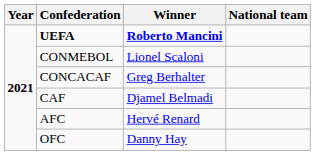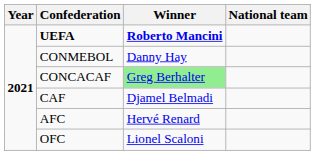(165, 56) Lionel Scaloni -> (157, 56) Danny Hay
(166, 77) no background -> (166, 77) lightgreen background
(157, 139) Danny Hay -> (165, 139) Lionel Scaloni
